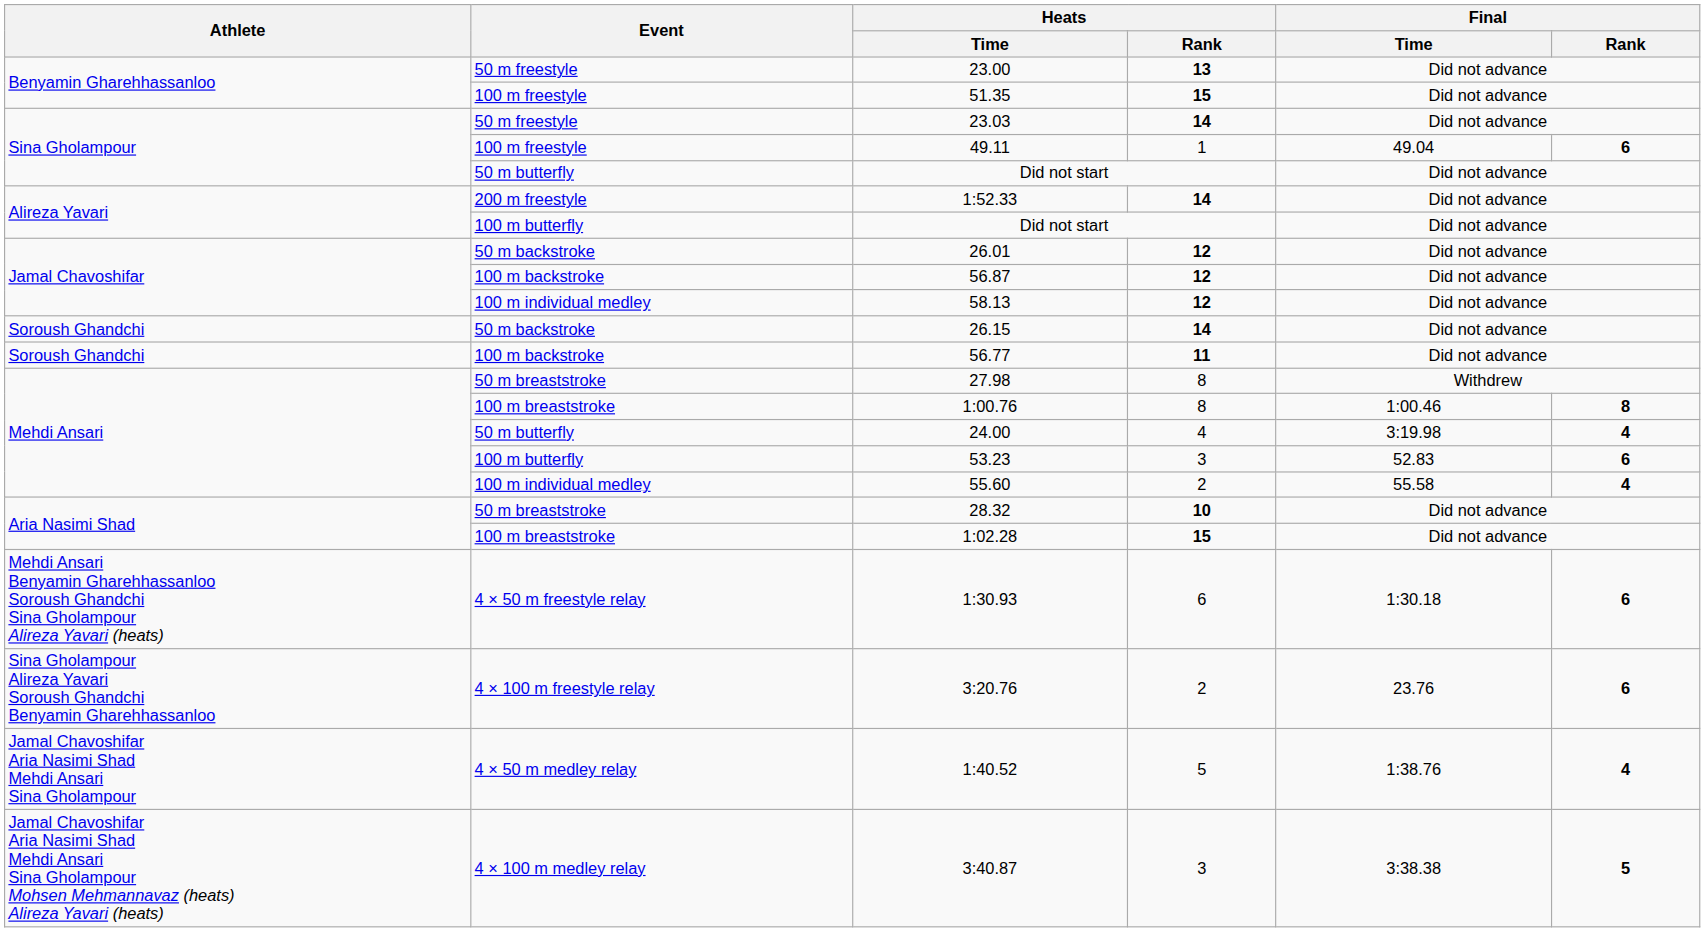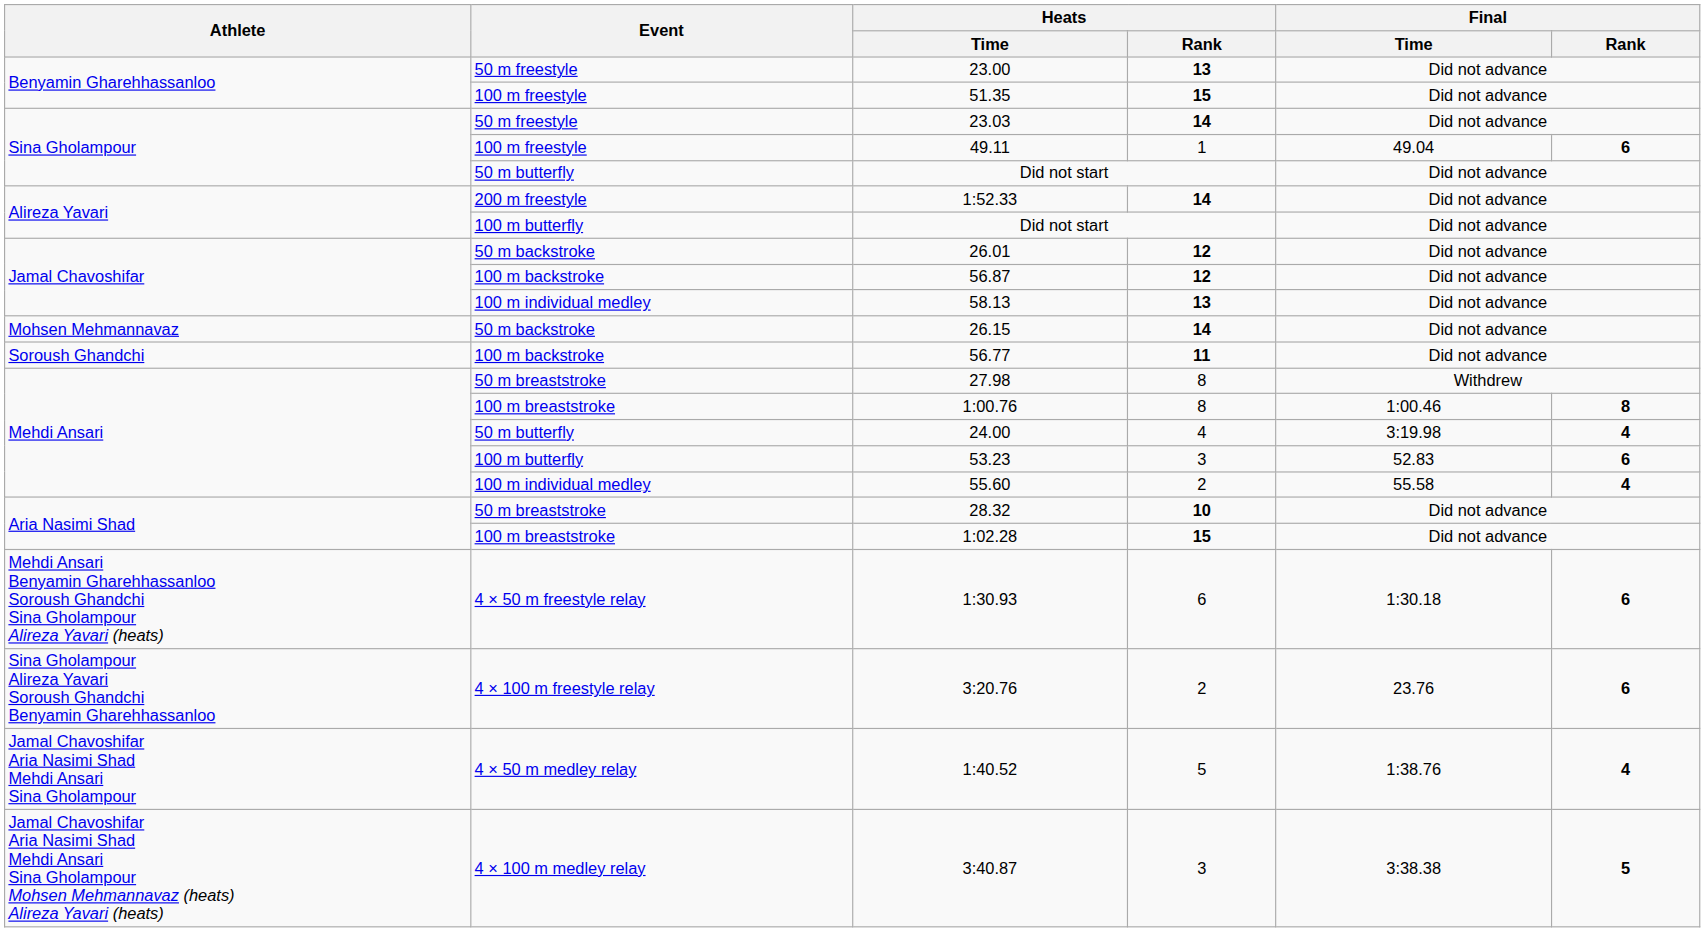(1202, 303) 12 -> (1202, 303) 13
(76, 329) Soroush Ghandchi -> (94, 329) Mohsen Mehmannavaz
